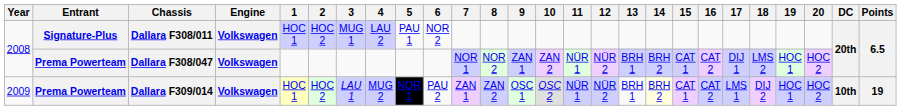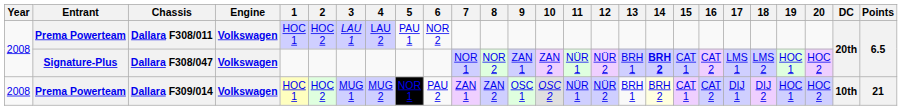(80, 35) Signature-Plus -> (80, 35) Prema Powerteam
(351, 35) MUG 1 -> (351, 35) LAU 1
(80, 63) Prema Powerteam -> (80, 63) Signature-Plus
(659, 63) normal -> (660, 63) bold
(736, 63) DIJ 1 -> (737, 63) LMS 1
(19, 91) 2009 -> (19, 91) 2008
(351, 91) LAU 1 -> (351, 91) MUG 1
(736, 91) LMS 1 -> (737, 91) DIJ 1
(877, 91) 19 -> (878, 91) 21
